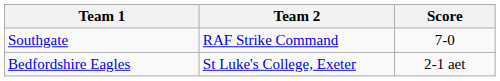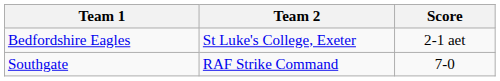rows swapped: (38, 40) <-> (69, 64)
